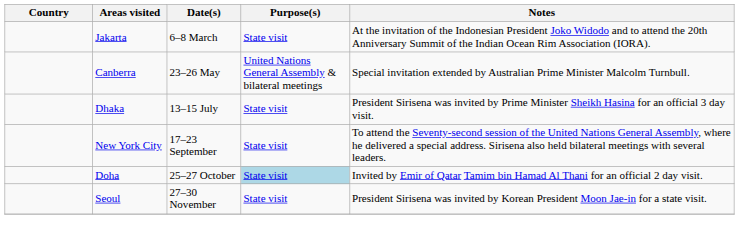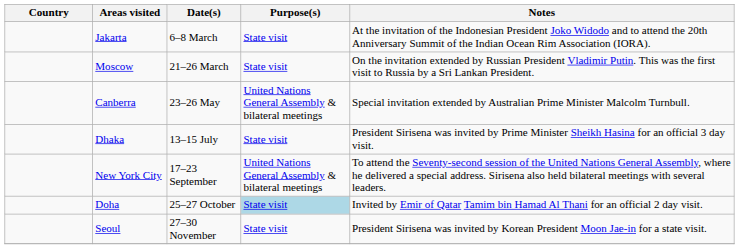+ row: (114, 66)
(265, 145) State visit -> (290, 175) United Nations General Assembly & bilateral meetings
